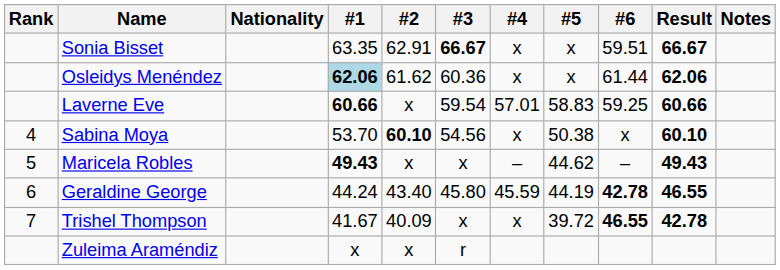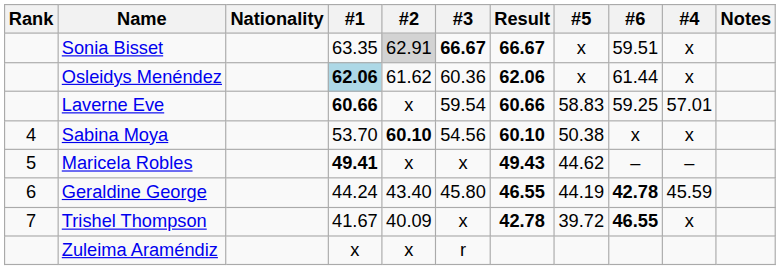columns swapped: (517, 18) <-> (684, 18)
(409, 47) no background -> (409, 47) lightgrey background
(355, 163) 49.43 -> (355, 163) 49.41
